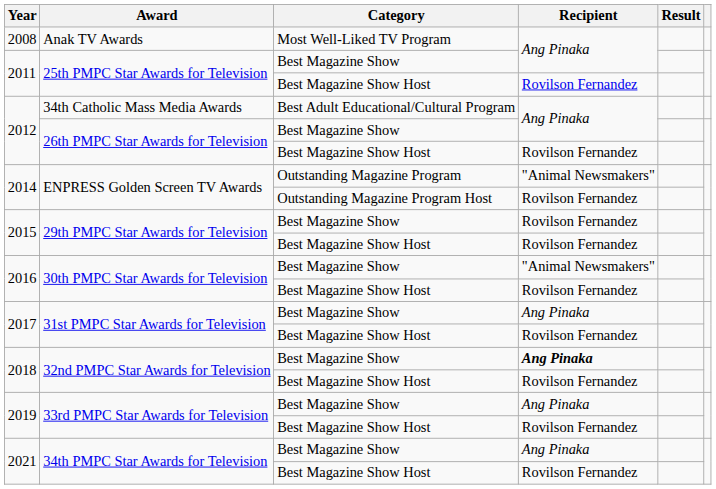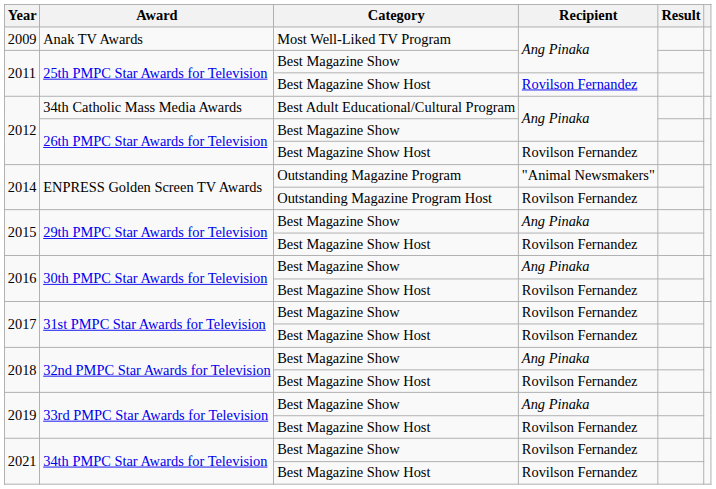(22, 38) 2008 -> (22, 38) 2009
(580, 221) Rovilson Fernandez -> (556, 221) Ang Pinaka
(588, 267) "Animal Newsmakers" -> (556, 267) Ang Pinaka
(556, 312) Ang Pinaka -> (580, 312) Rovilson Fernandez
(557, 358) bold -> (556, 358) normal
(556, 449) Ang Pinaka -> (580, 449) Rovilson Fernandez
